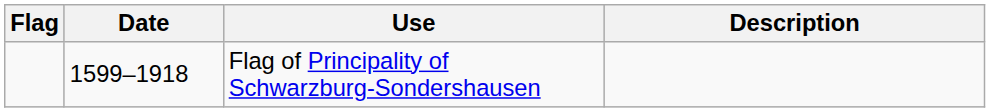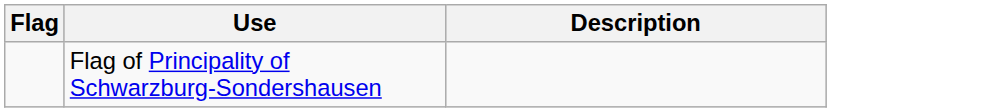- column: (144, 23)
